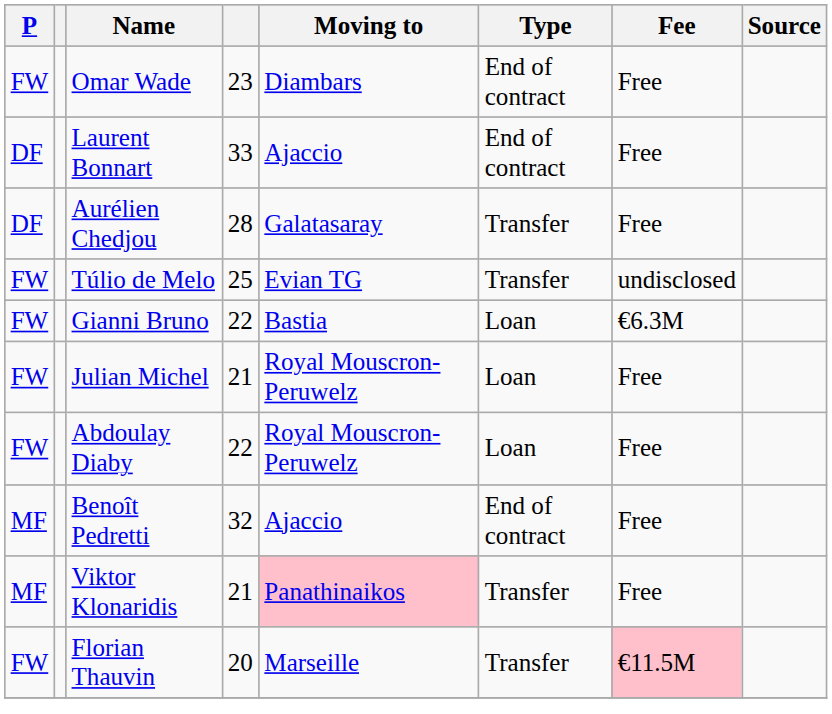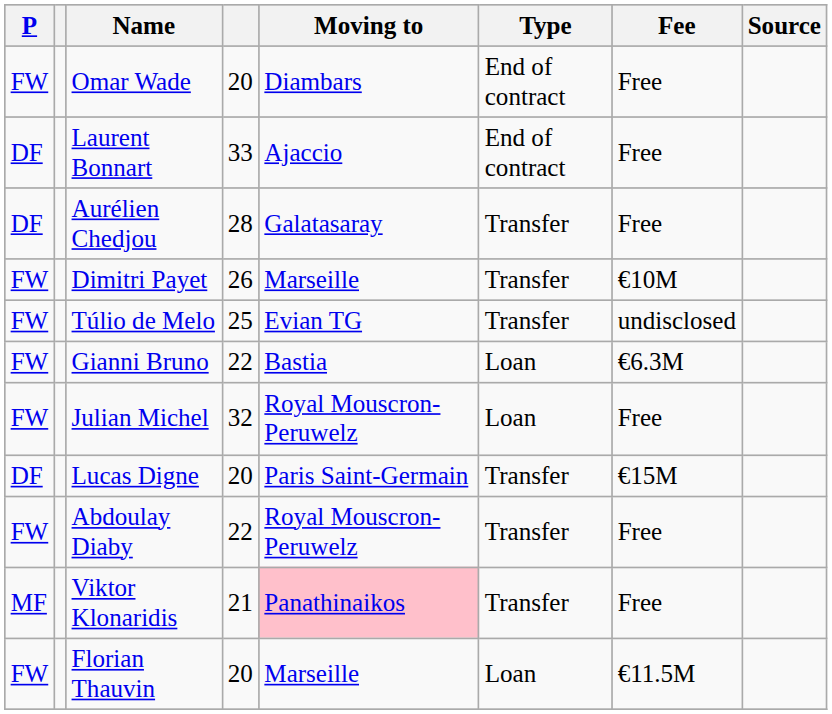(240, 81) 23 -> (240, 81) 20
+ row: (139, 279)
(240, 377) 21 -> (240, 418) 32
+ row: (135, 474)
(510, 448) Loan -> (527, 531) Transfer
- row: (111, 519)
(527, 661) Transfer -> (510, 673) Loan
(657, 661) pink background -> (657, 673) no background
